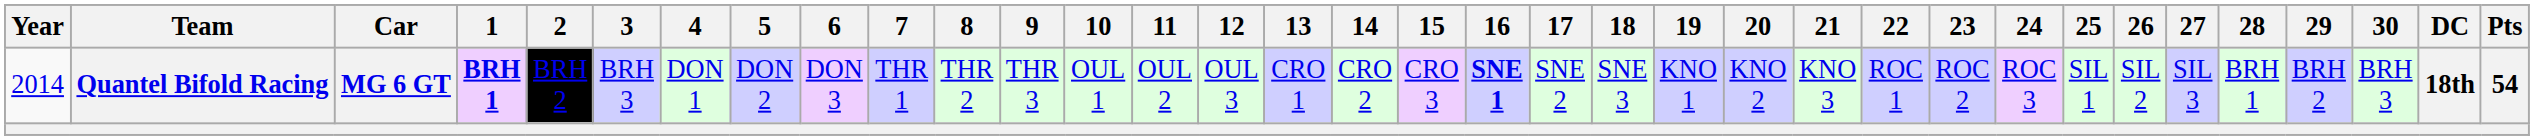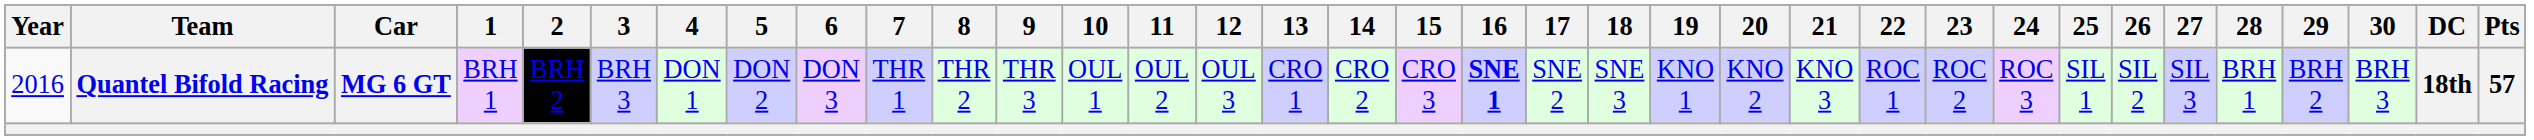(38, 84) 2014 -> (38, 84) 2016
(492, 84) bold -> (490, 84) normal
(2505, 84) 54 -> (2502, 84) 57
